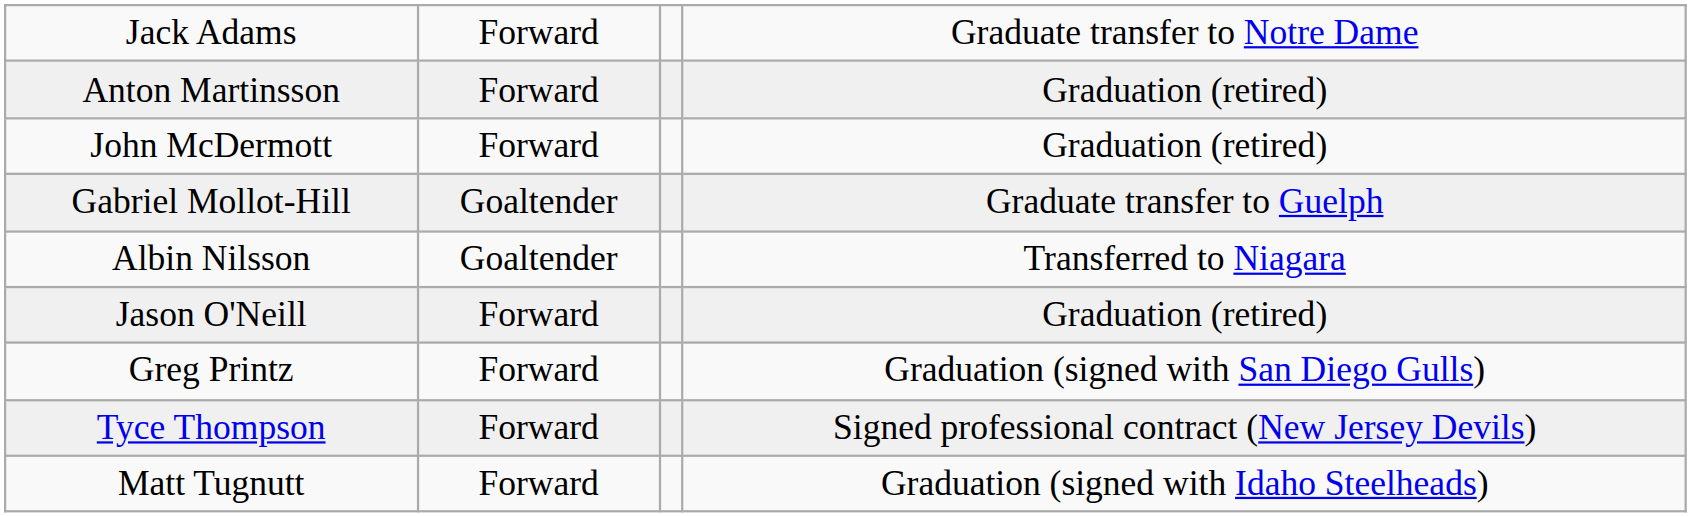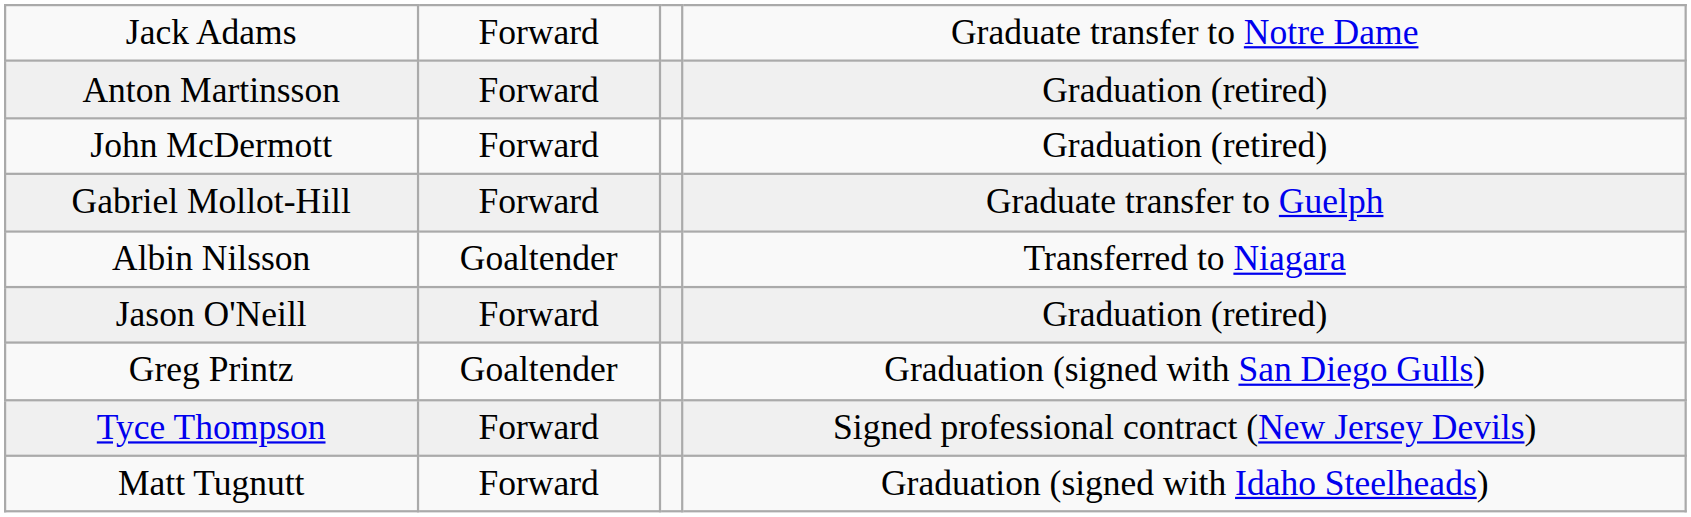(539, 201) Goaltender -> (539, 201) Forward
(539, 370) Forward -> (539, 370) Goaltender
